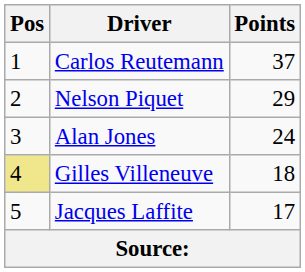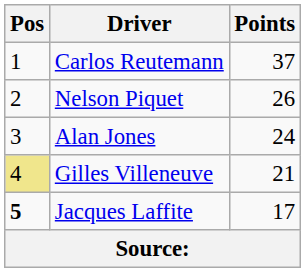(284, 98) 29 -> (284, 98) 26
(284, 173) 18 -> (284, 173) 21
(16, 211) normal -> (16, 211) bold
